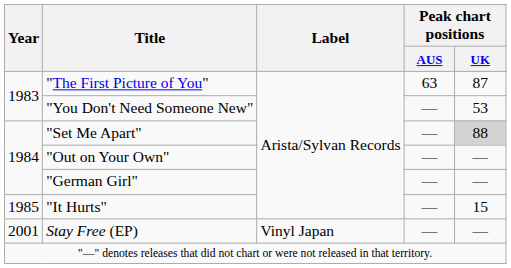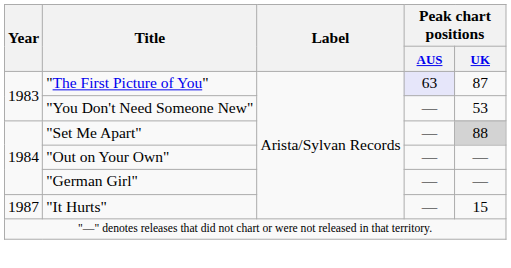(429, 83) no background -> (429, 83) lavender background
(24, 206) 1985 -> (24, 206) 1987
- row: (92, 231)
